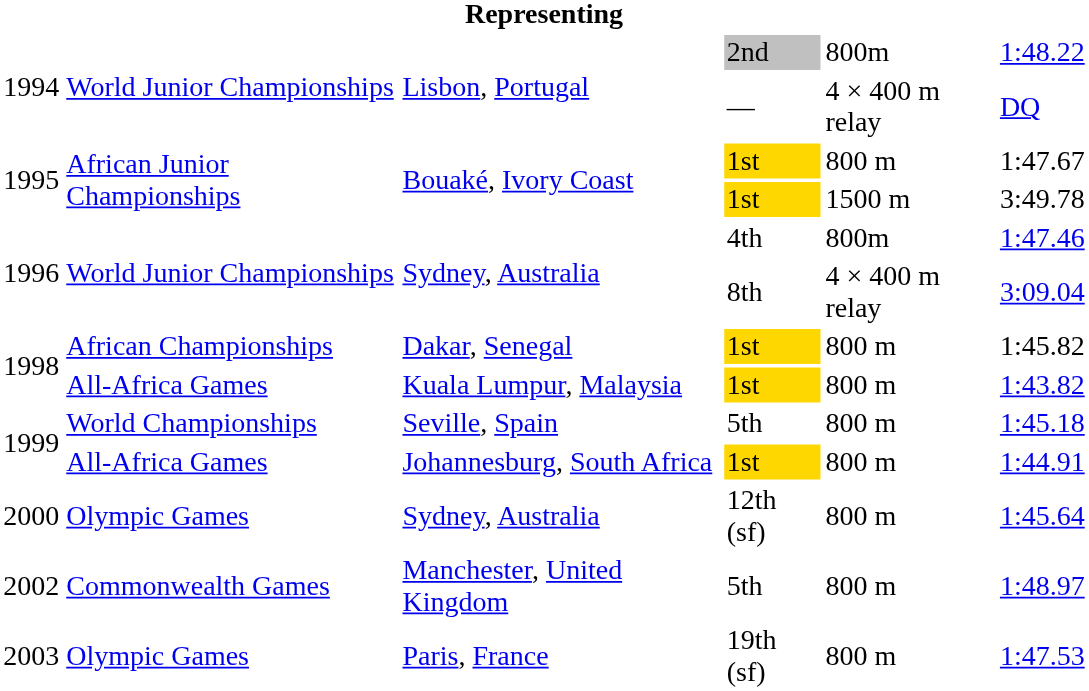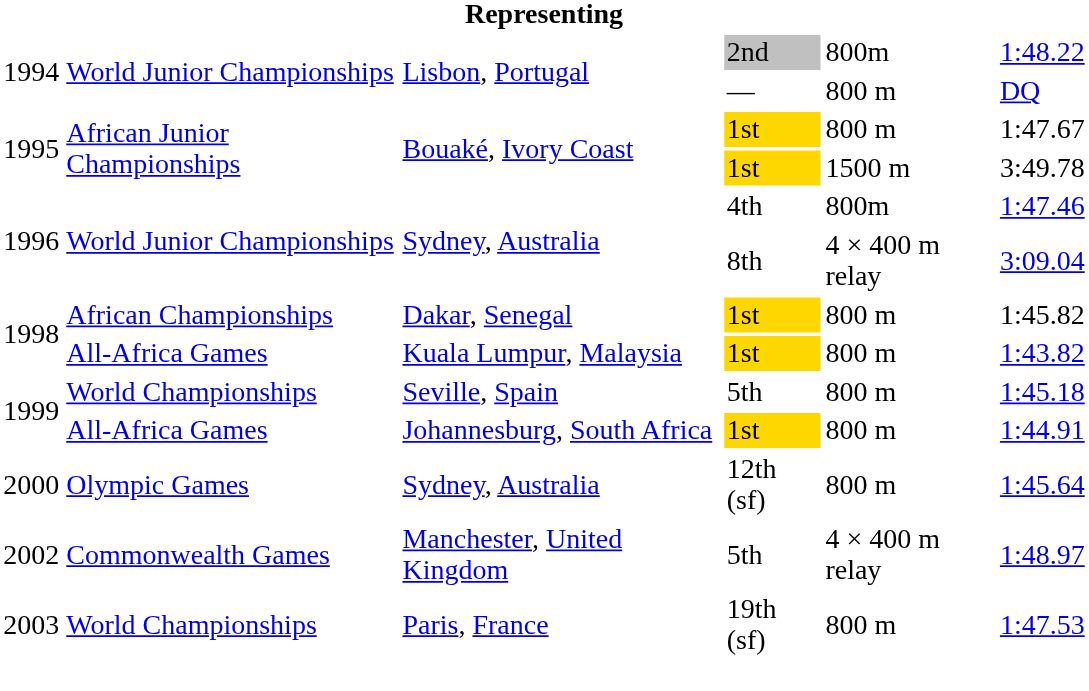(883, 106) 4 × 400 m relay -> (861, 90) 800 m
(861, 585) 800 m -> (883, 554) 4 × 400 m relay
(158, 655) Olympic Games -> (192, 624) World Championships
